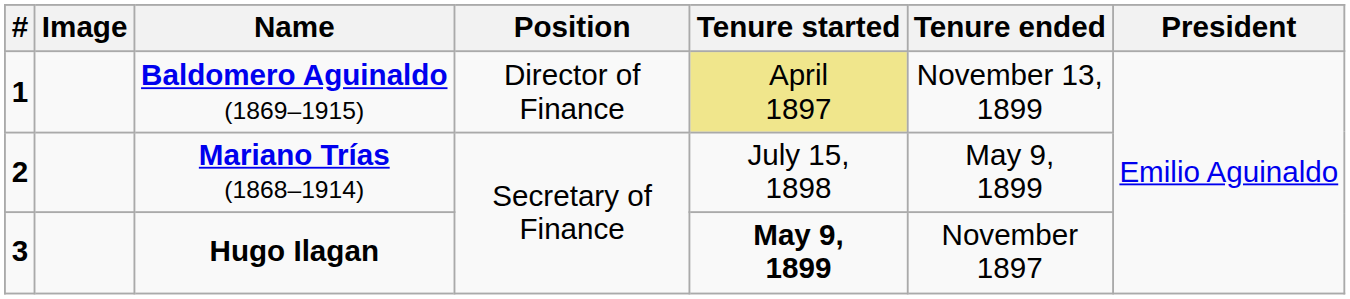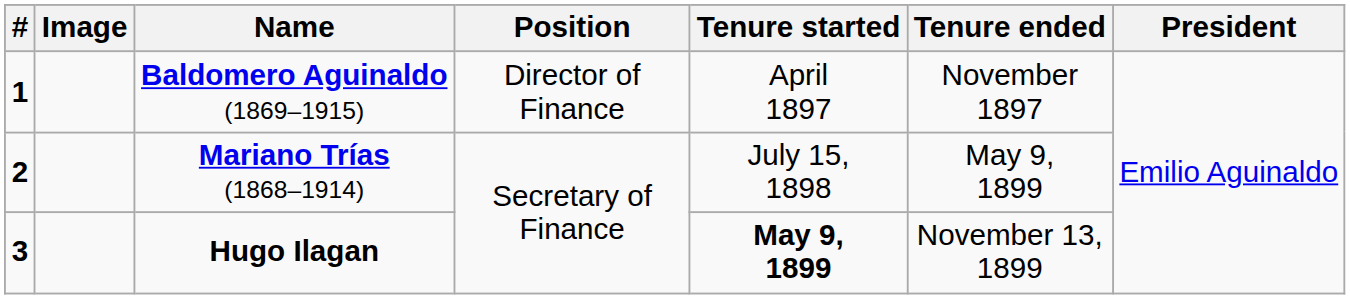(798, 91) khaki background -> (798, 91) no background
(1010, 91) November 13, 1899 -> (1010, 91) November 1897
(1010, 252) November 1897 -> (1010, 252) November 13, 1899
